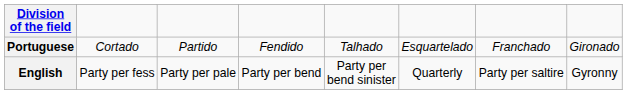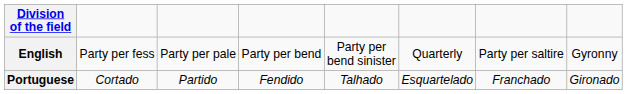rows swapped: (41, 73) <-> (41, 47)
